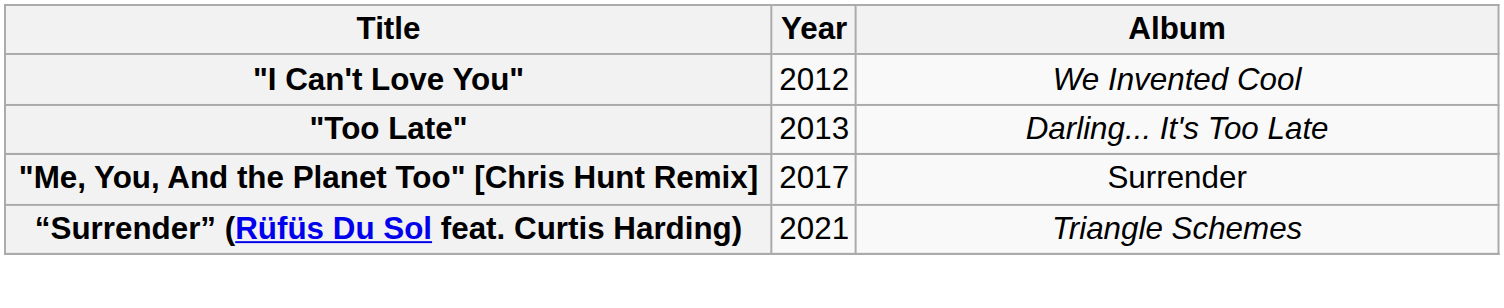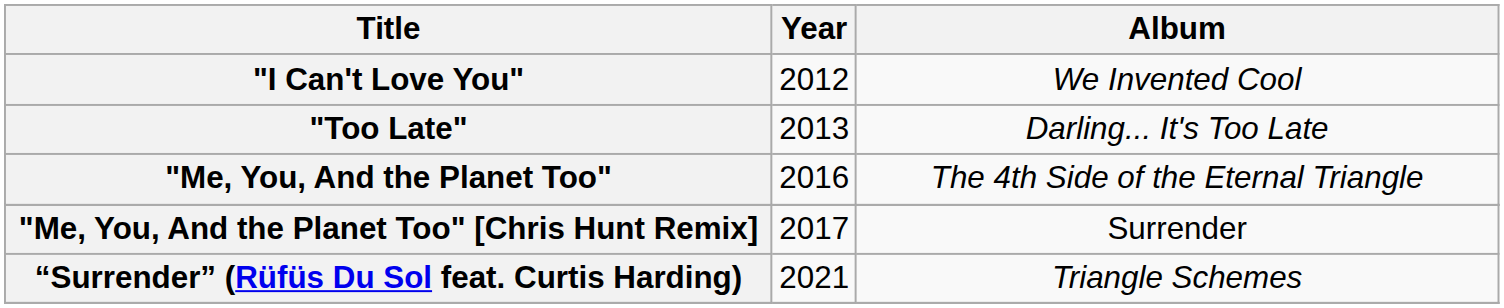+ row: (389, 178)
